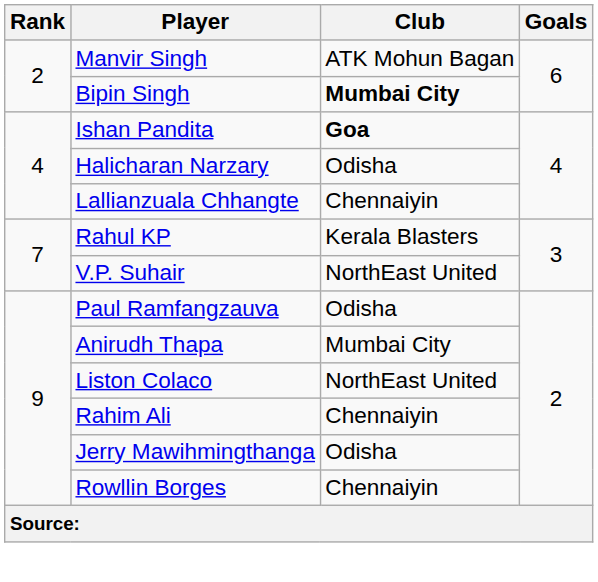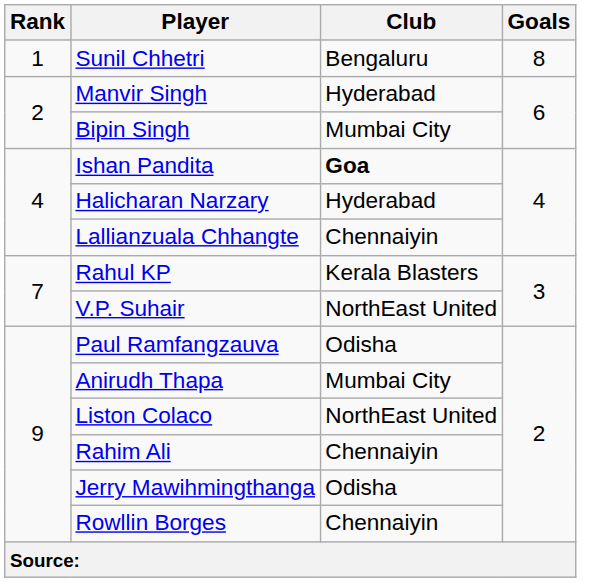+ row: (140, 58)
(420, 58) ATK Mohun Bagan -> (381, 93) Hyderabad
(392, 93) bold -> (388, 129) normal
(361, 165) Odisha -> (381, 201) Hyderabad
